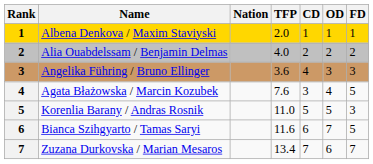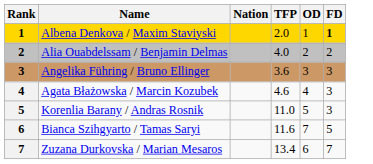- column: (311, 14)
(353, 33) normal -> (329, 33) bold
(282, 91) 7.6 -> (282, 91) 4.6
(353, 91) 5 -> (329, 91) 3
